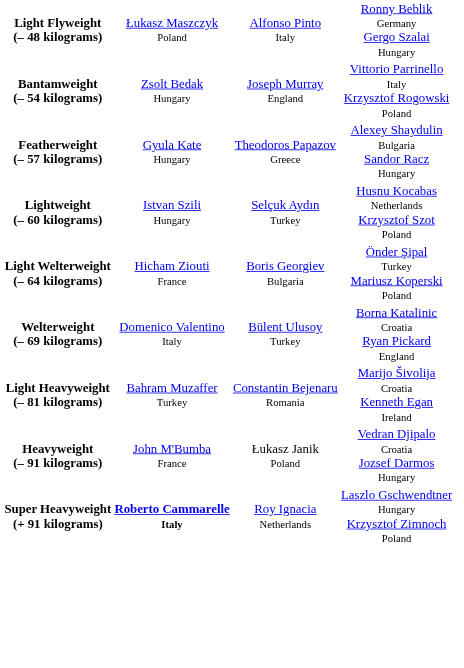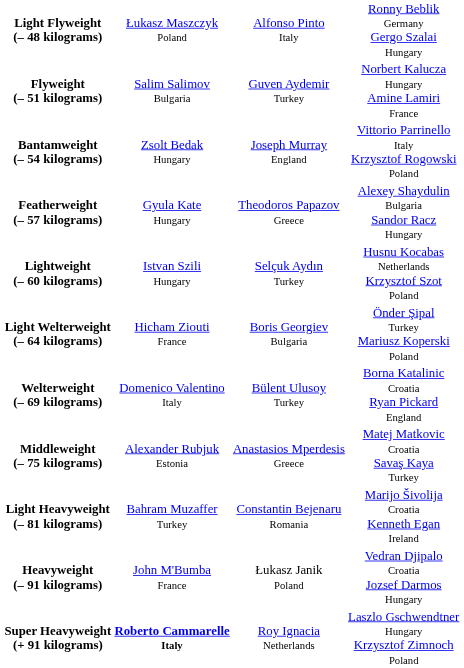+ row: (58, 91)
+ row: (58, 455)
